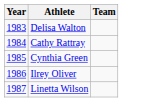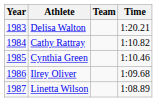+ column: (135, 12)
